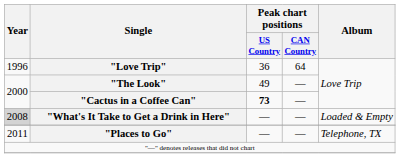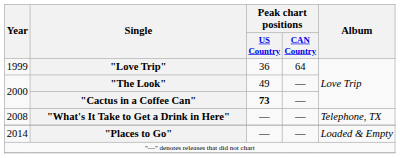(17, 66) 1996 -> (17, 66) 1999
(17, 117) lightgrey background -> (17, 117) no background
(357, 117) Loaded & Empty -> (351, 117) Telephone, TX
(17, 133) 2011 -> (17, 133) 2014
(351, 133) Telephone, TX -> (357, 133) Loaded & Empty
